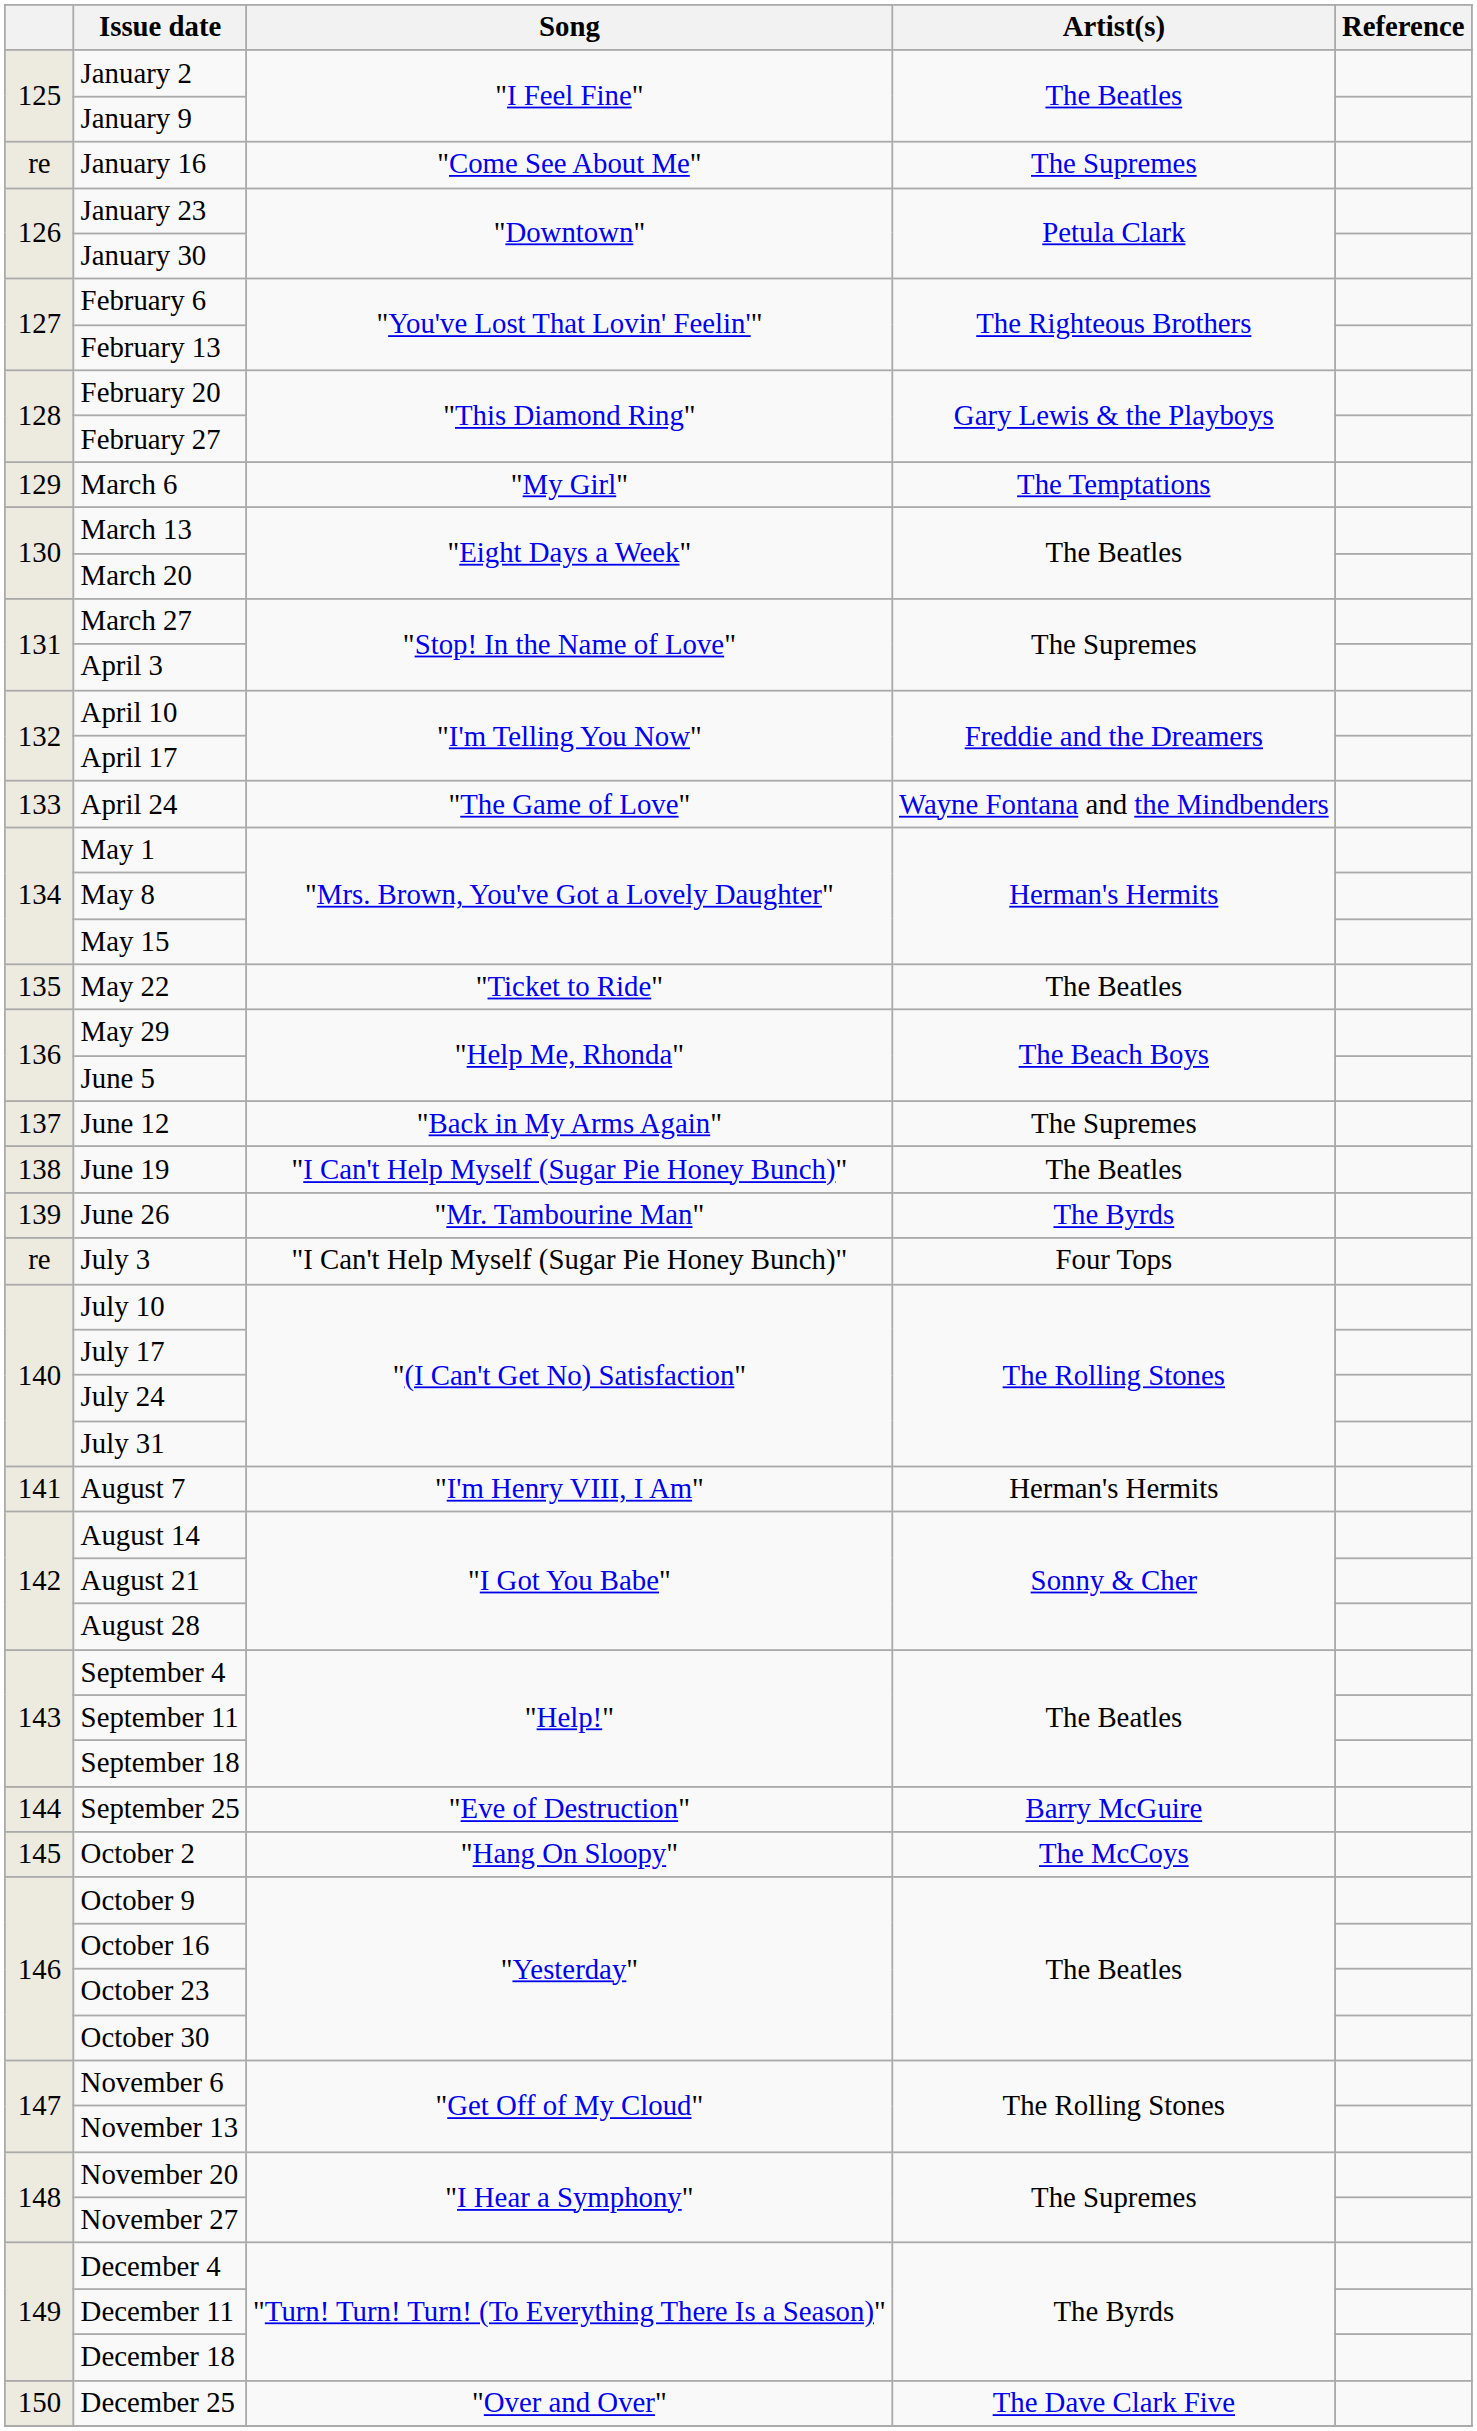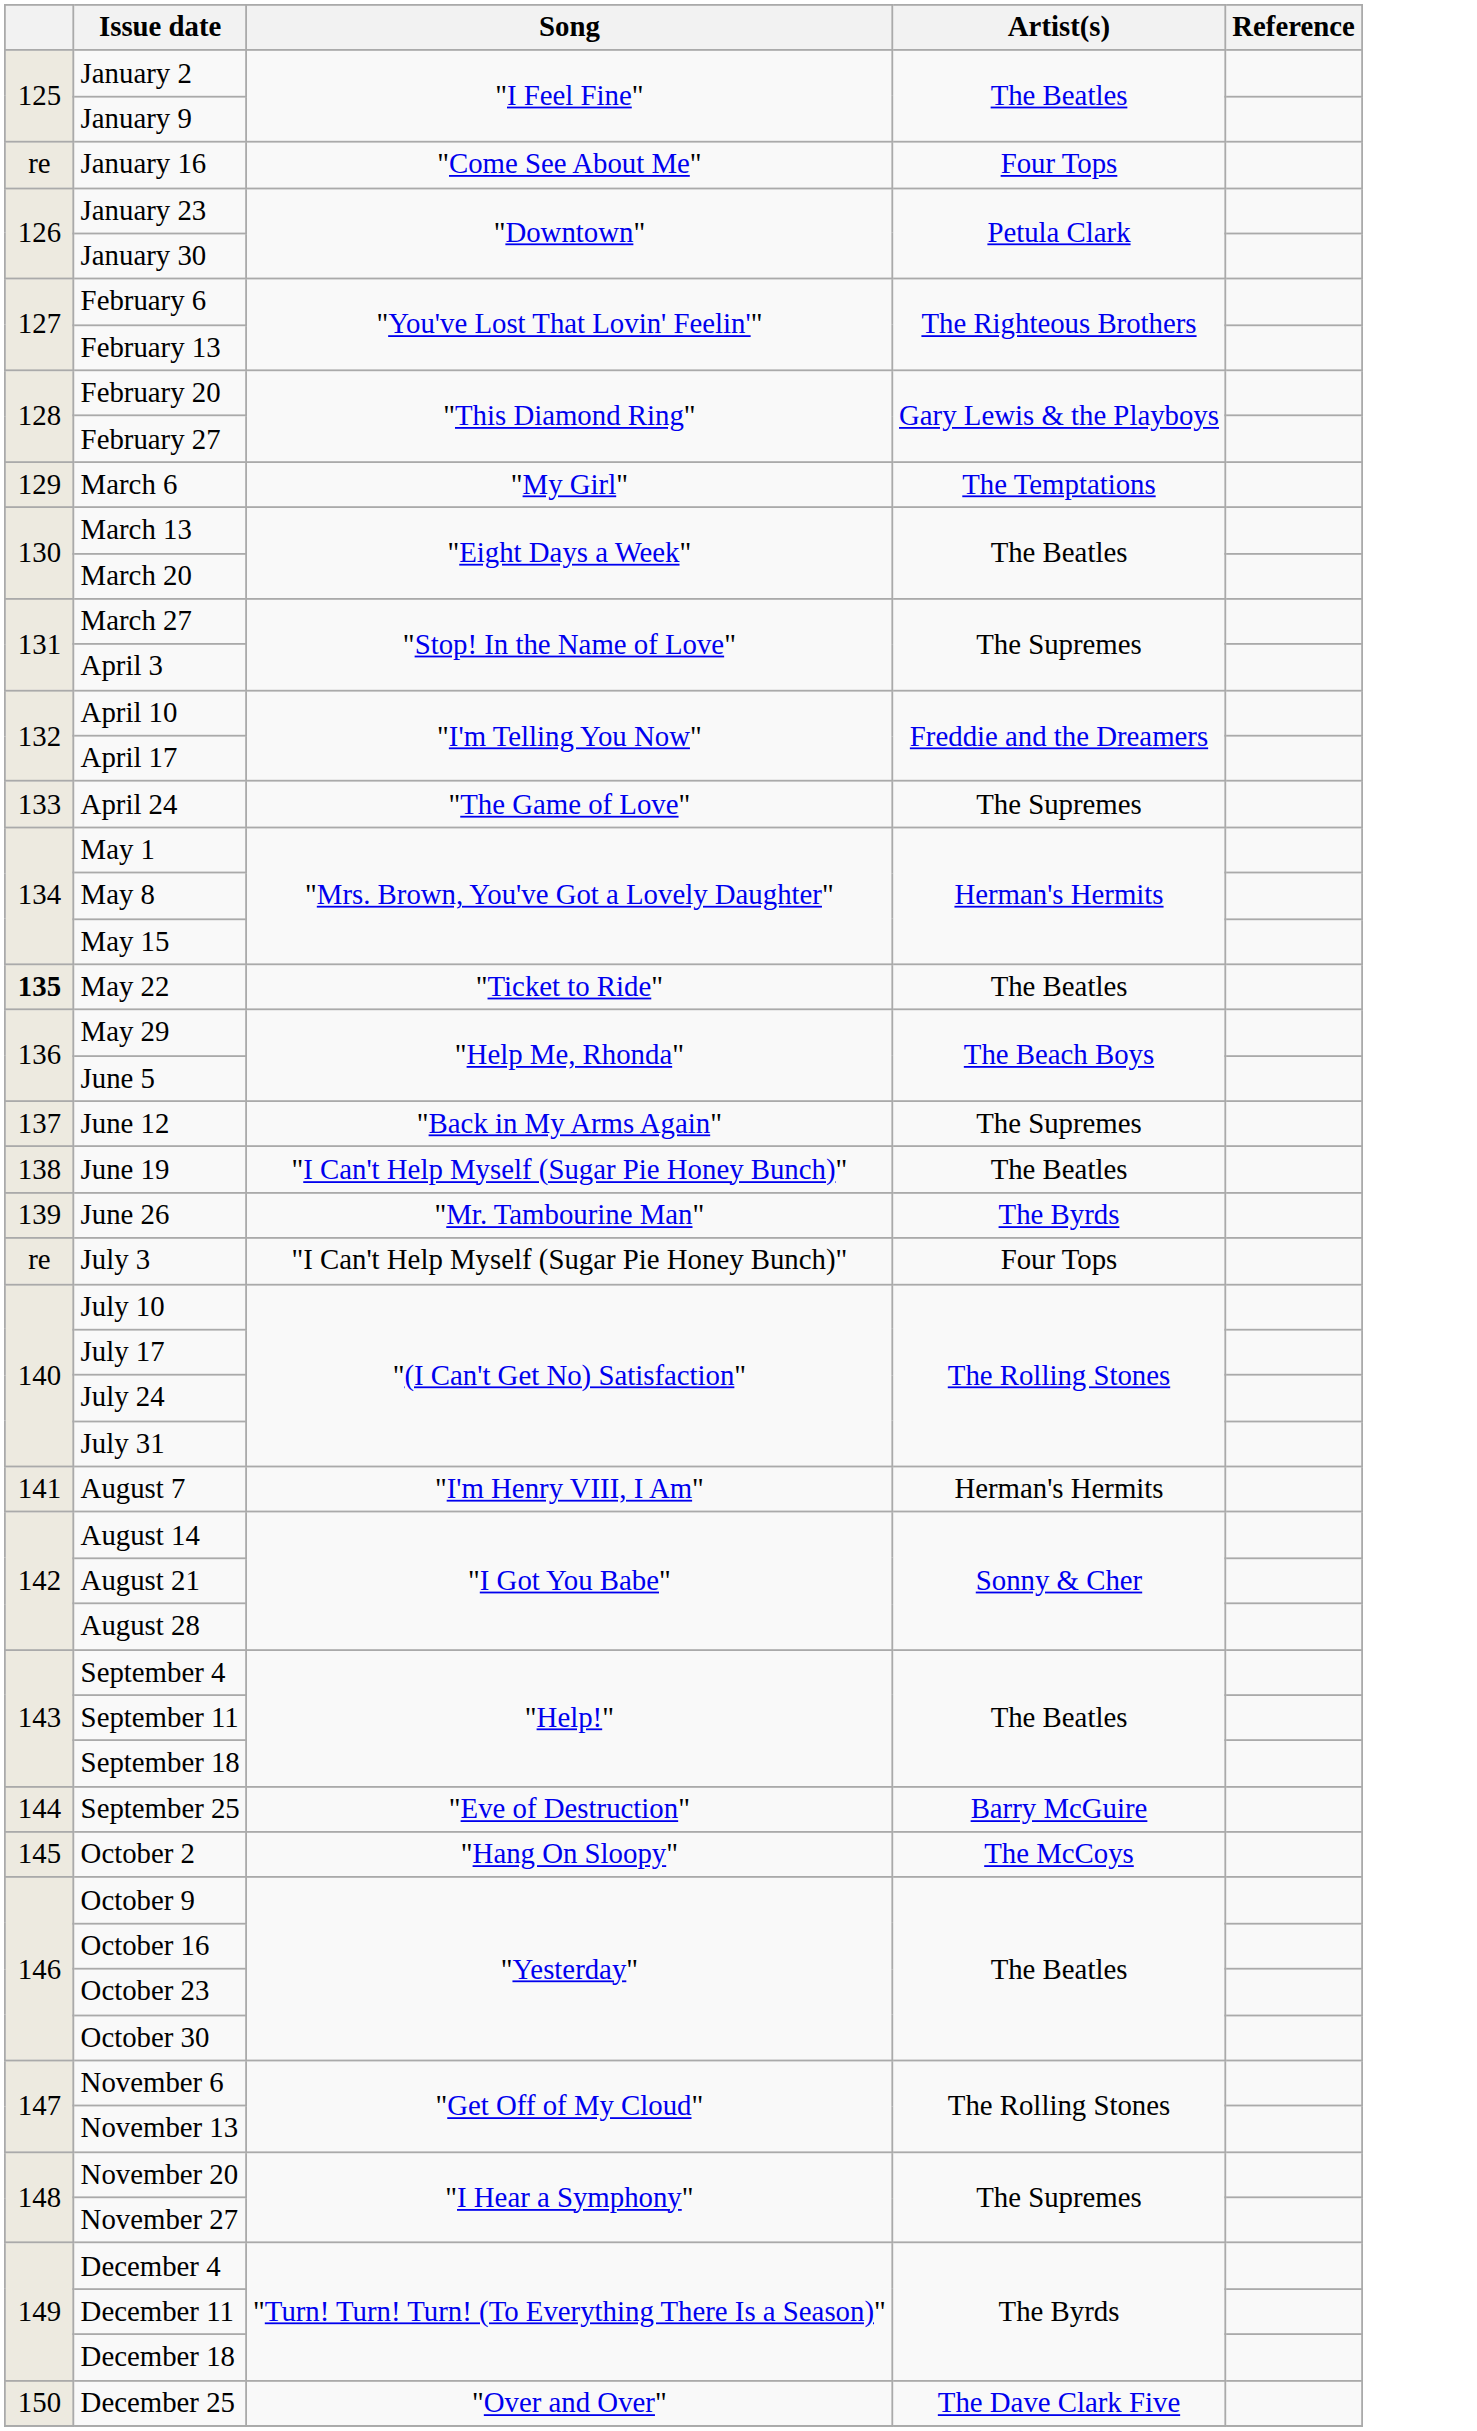(1114, 164) The Supremes -> (1059, 164) Four Tops
(1114, 803) Wayne Fontana and the Mindbenders -> (1059, 803) The Supremes
(39, 986) normal -> (39, 986) bold
